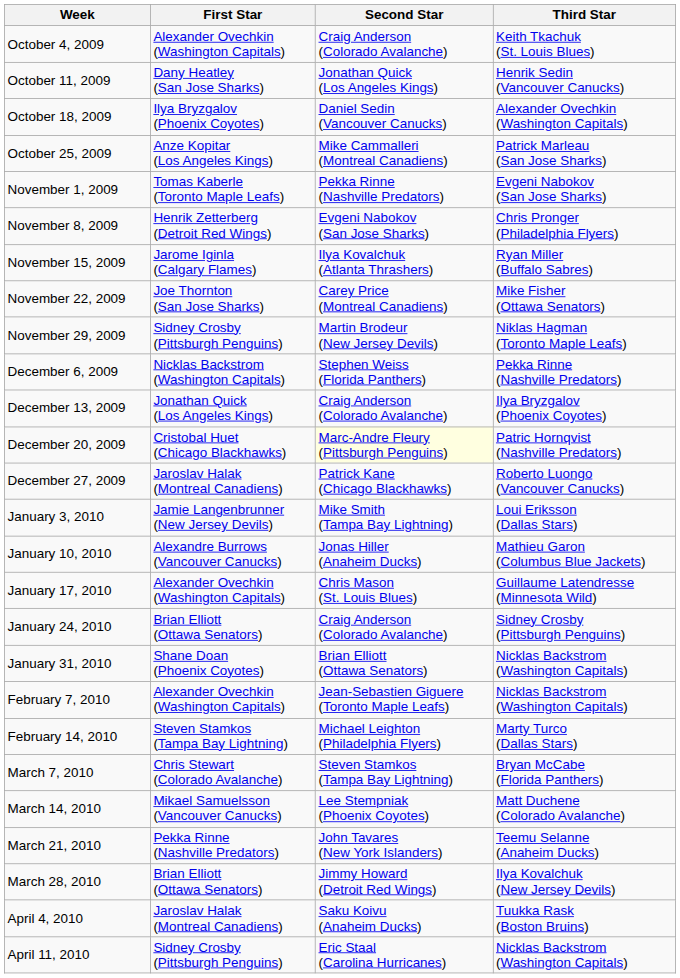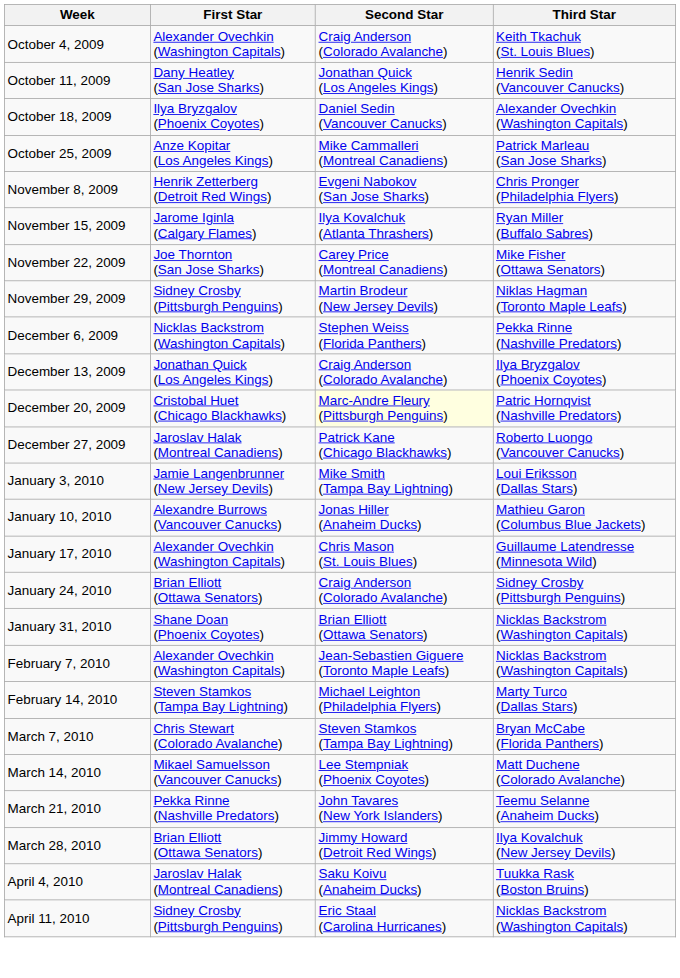- row: (63, 189)
